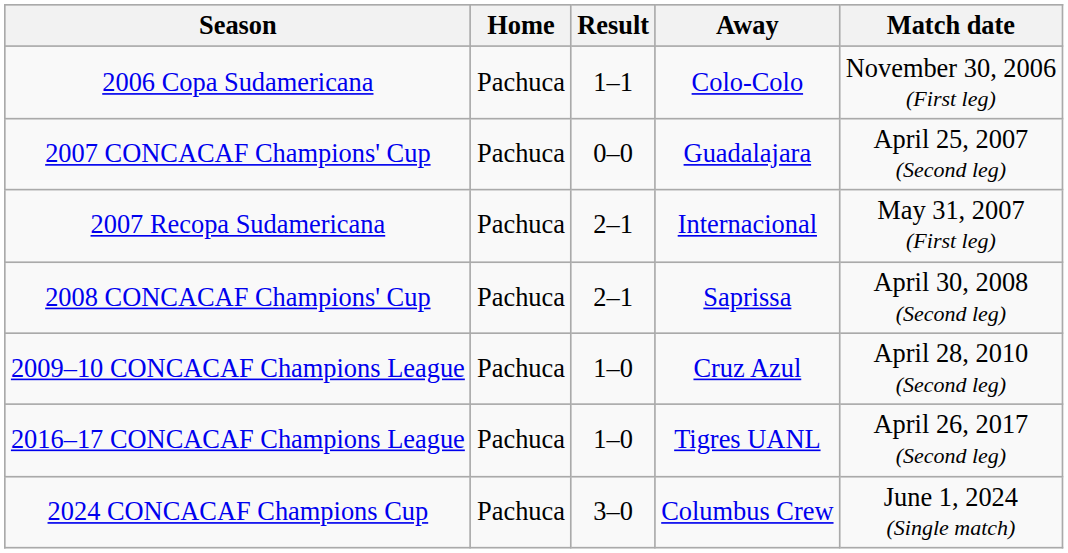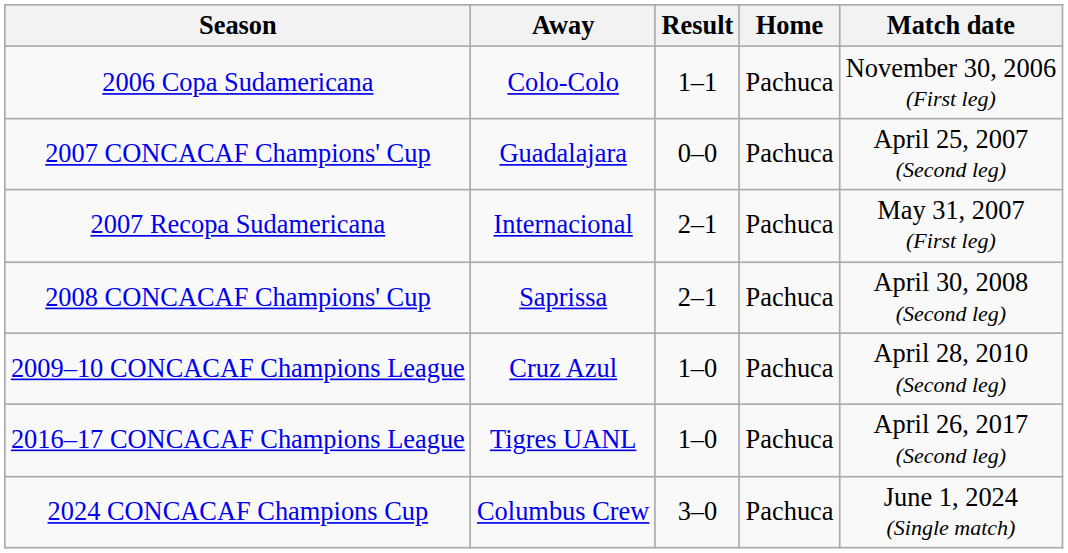columns swapped: (521, 25) <-> (747, 25)
